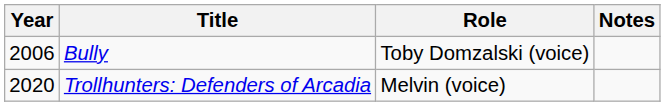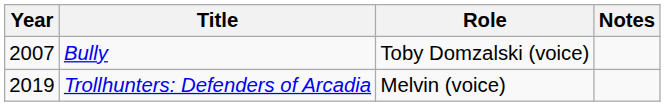(32, 52) 2006 -> (32, 52) 2007
(32, 85) 2020 -> (32, 85) 2019
